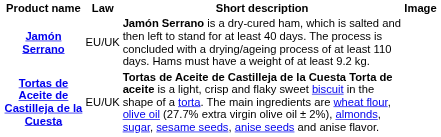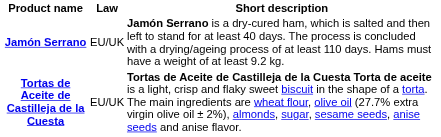- column: (421, 8)
